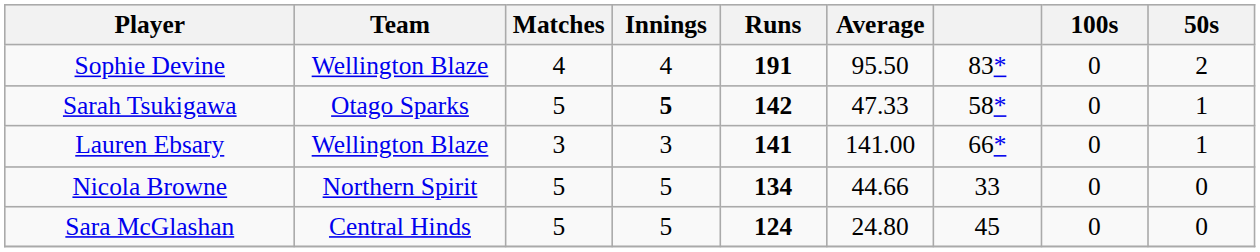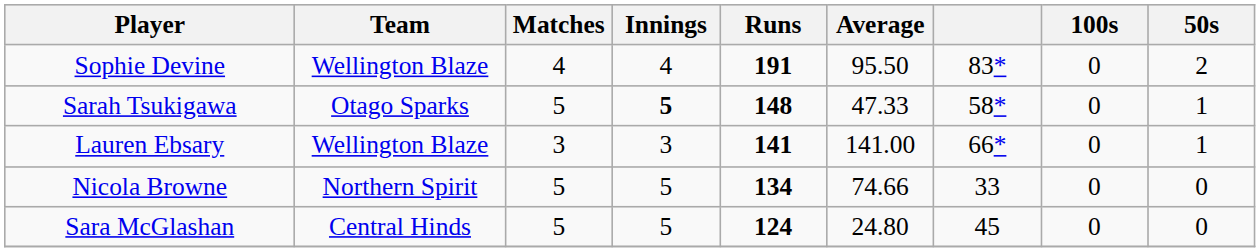(773, 105) 142 -> (773, 105) 148
(880, 186) 44.66 -> (880, 186) 74.66
